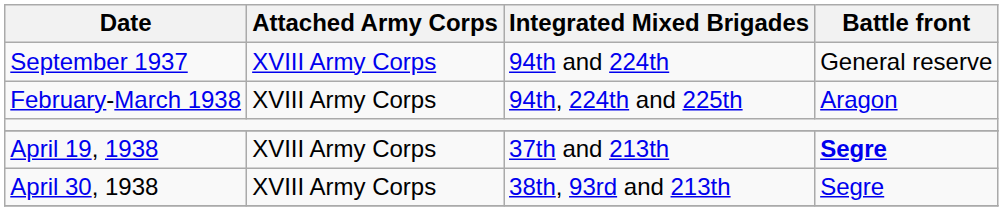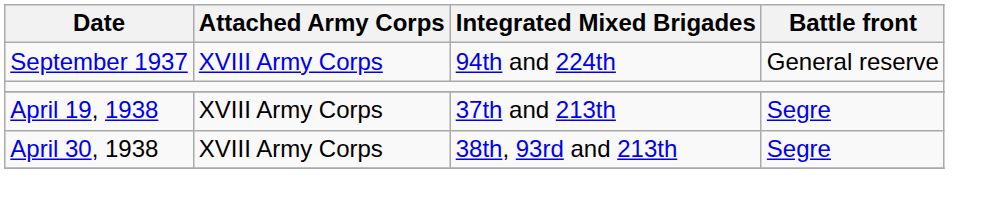- row: (126, 99)
(854, 148) bold -> (799, 110) normal
